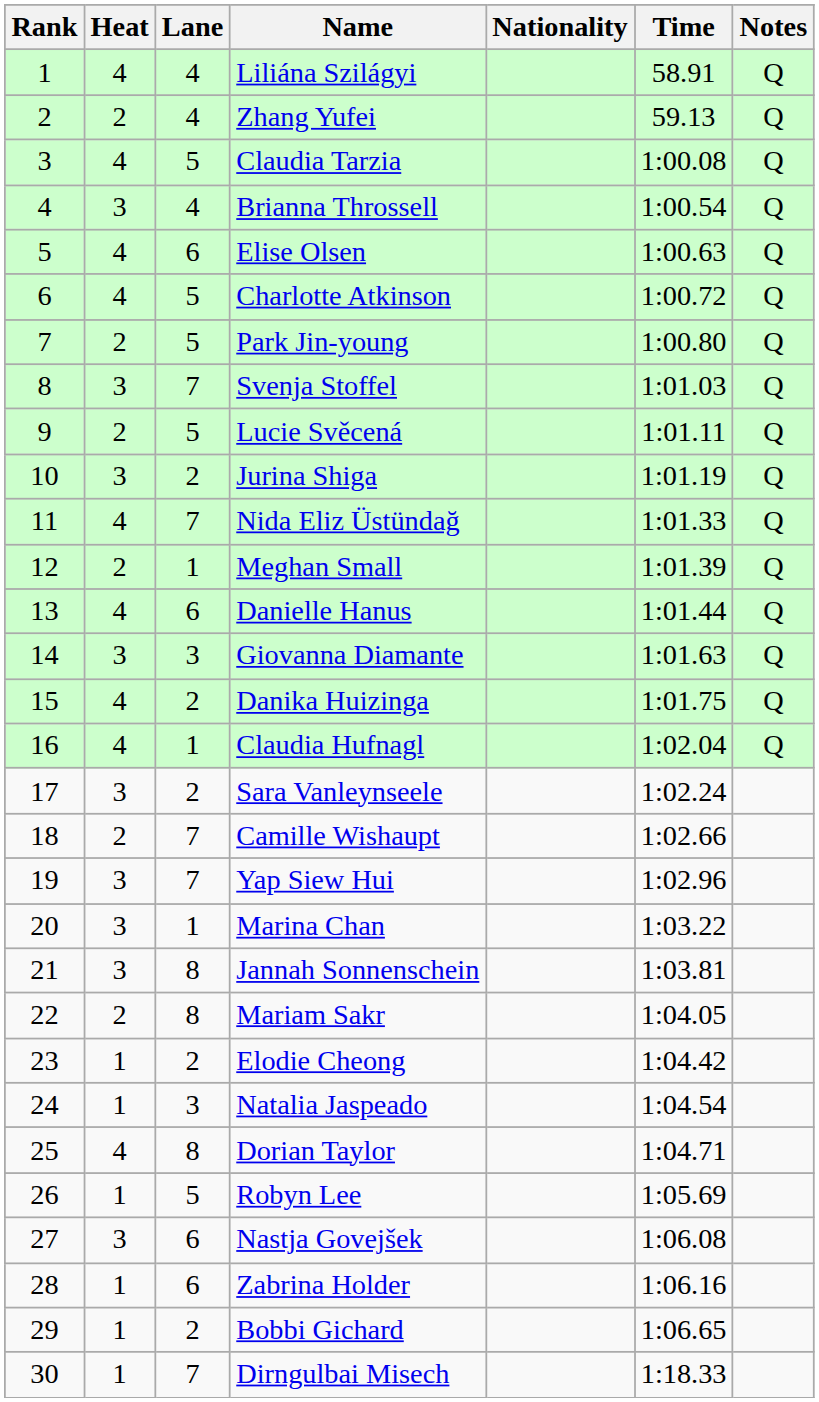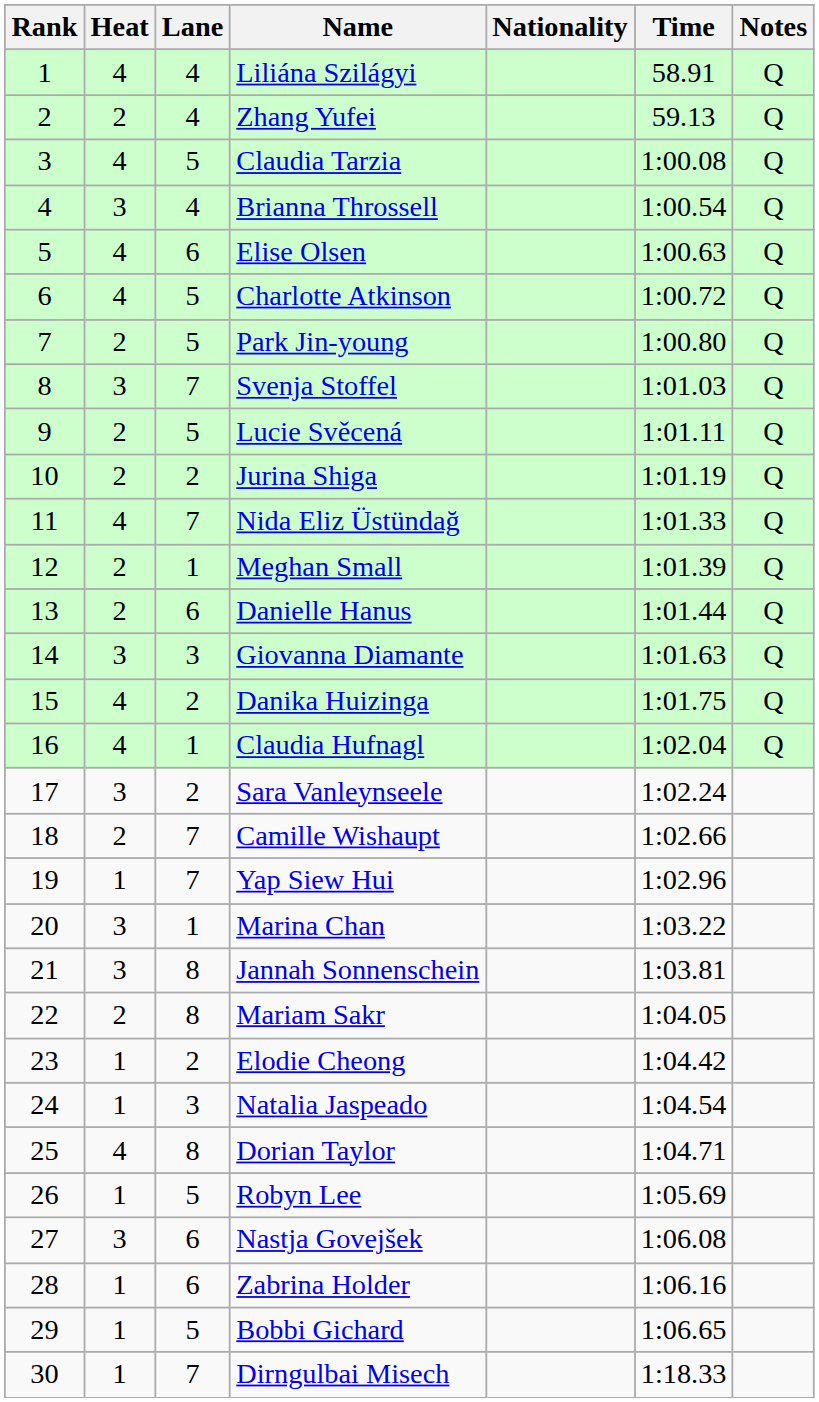(120, 476) 3 -> (120, 476) 2
(120, 610) 4 -> (120, 610) 2
(120, 880) 3 -> (120, 880) 1
(193, 1329) 2 -> (193, 1329) 5
